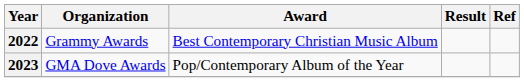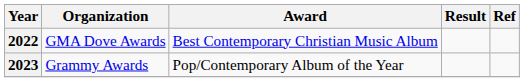(97, 40) Grammy Awards -> (105, 40) GMA Dove Awards
(105, 64) GMA Dove Awards -> (97, 64) Grammy Awards
